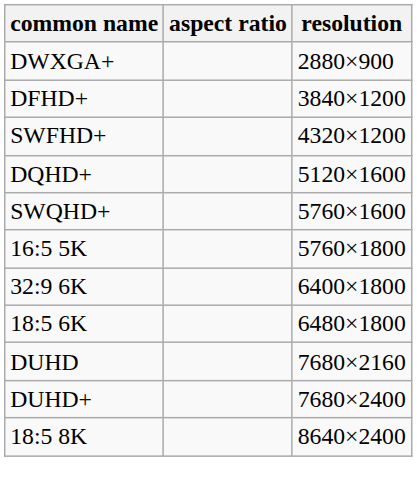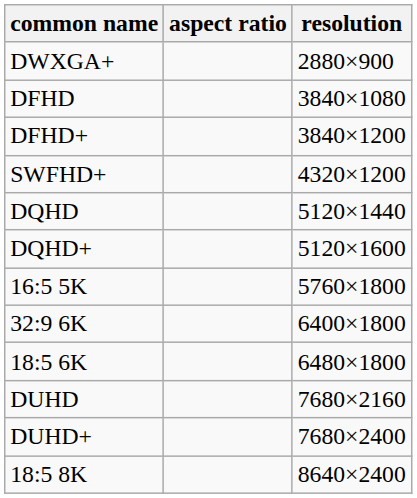+ row: (42, 98)
+ row: (44, 211)
- row: (60, 211)
